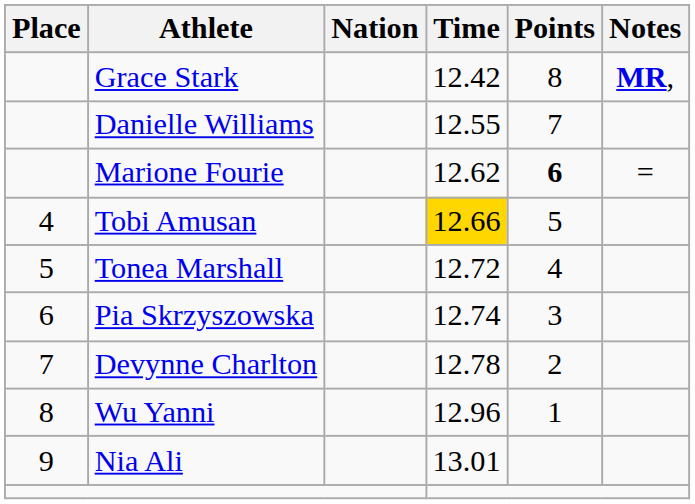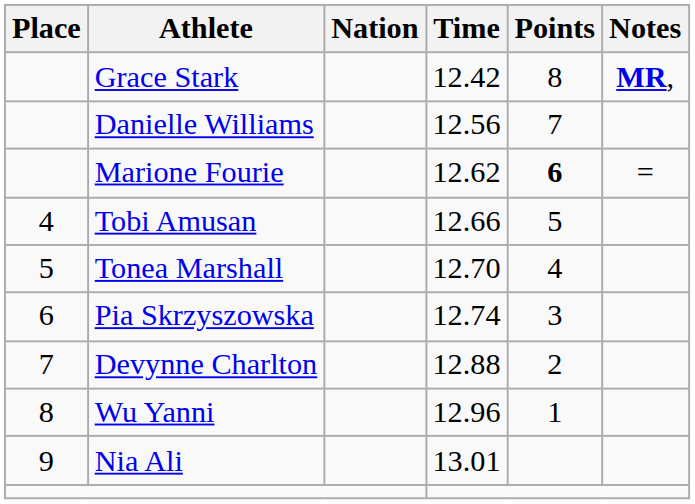(467, 124) 12.55 -> (467, 124) 12.56
(467, 220) gold background -> (467, 220) no background
(467, 268) 12.72 -> (467, 268) 12.70
(467, 364) 12.78 -> (467, 364) 12.88
